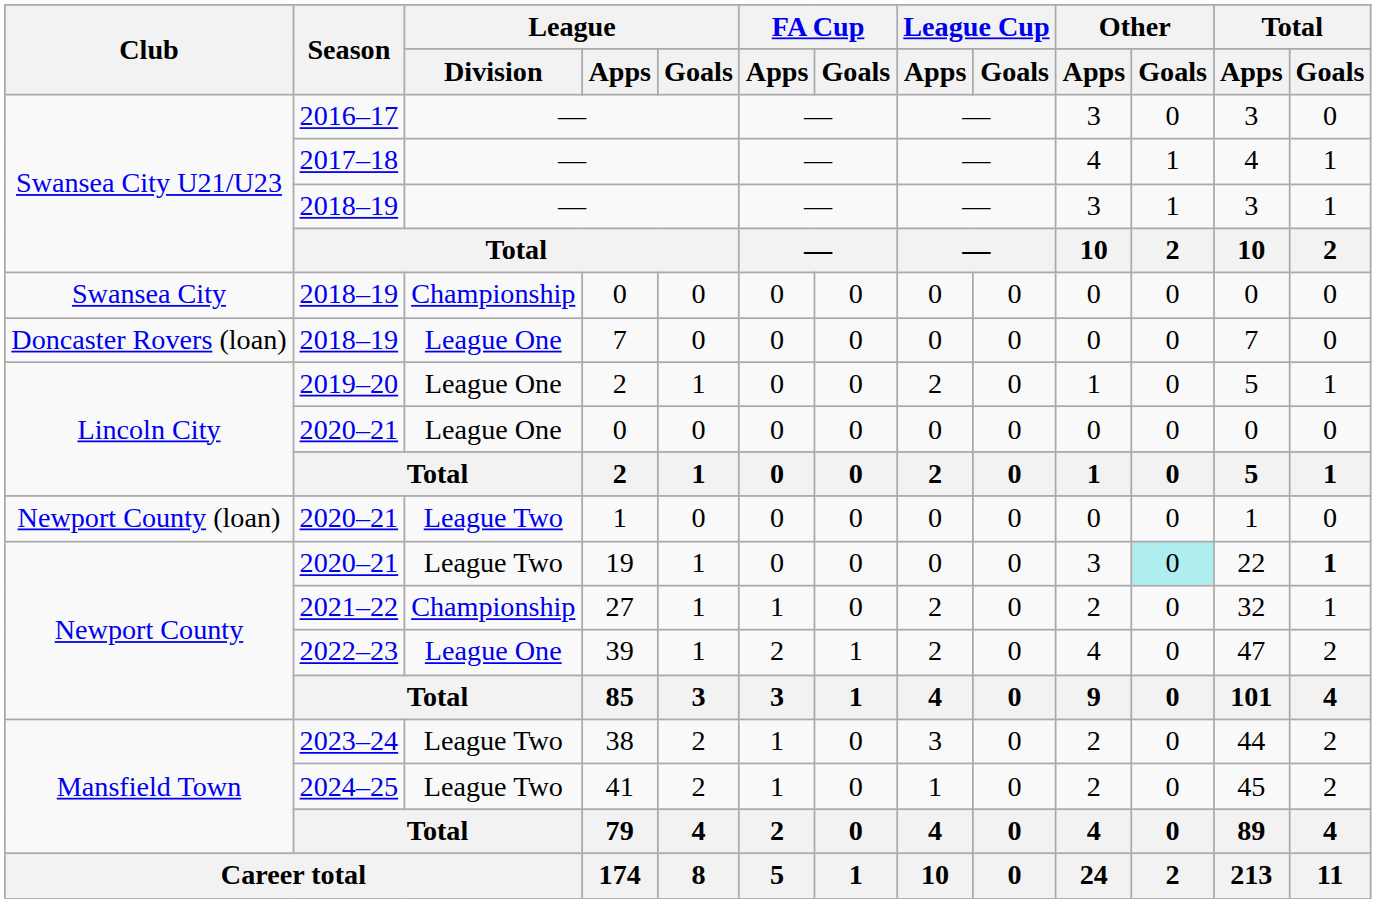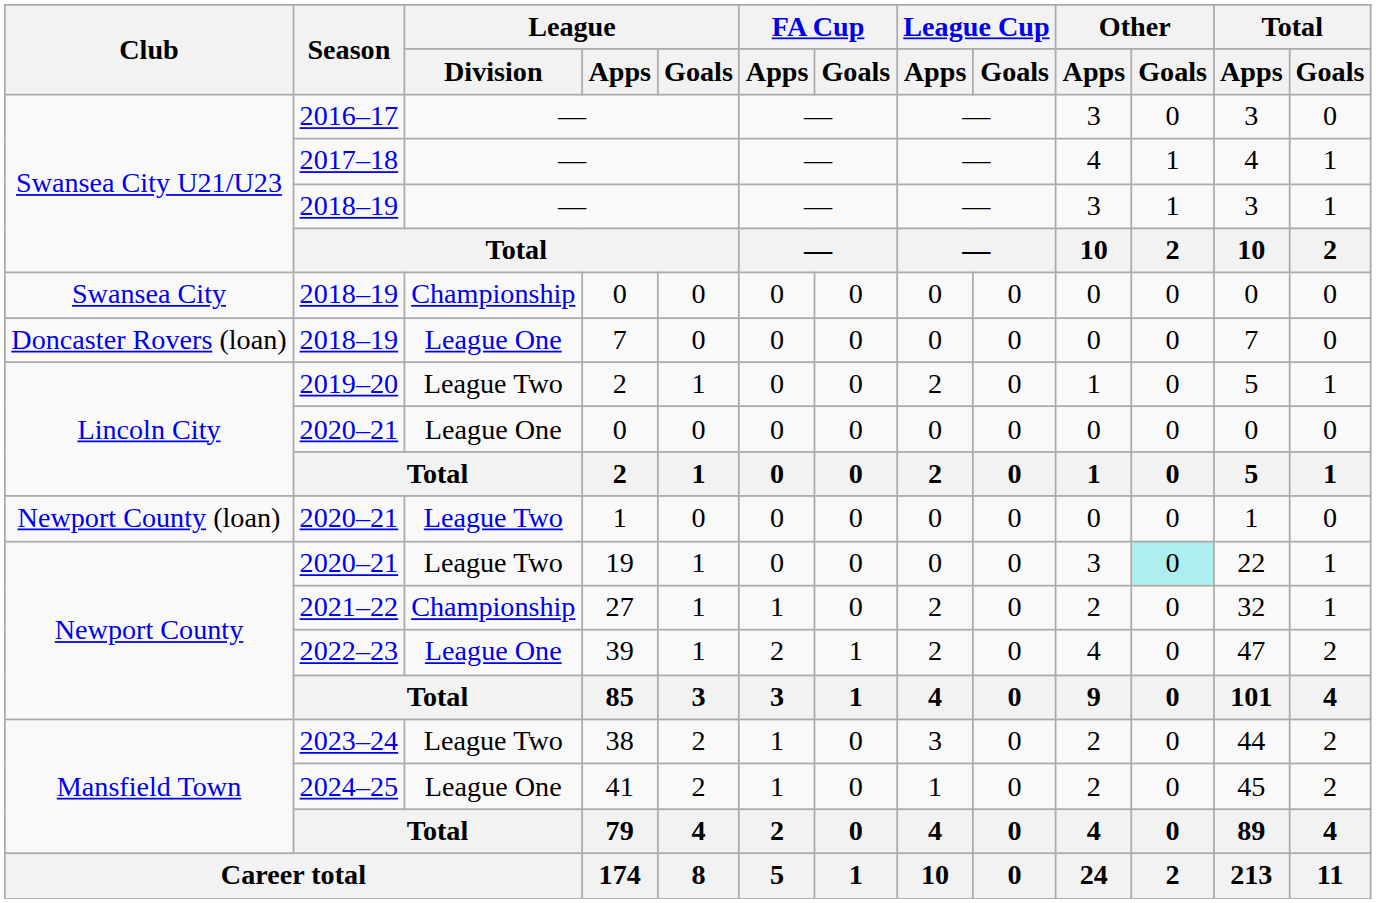(493, 384) League One -> (493, 384) League Two
(1330, 562) bold -> (1330, 562) normal
(493, 786) League Two -> (493, 786) League One
